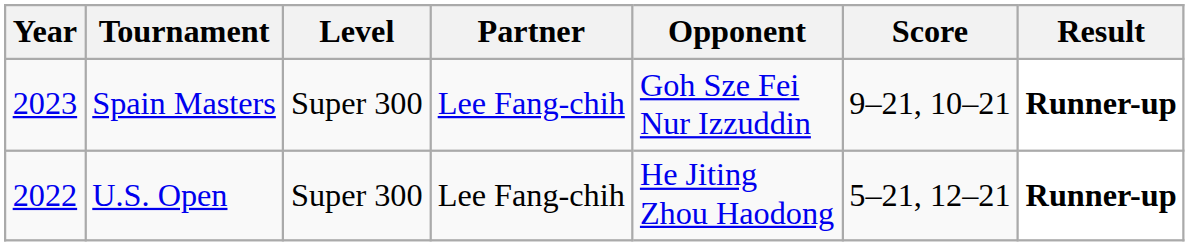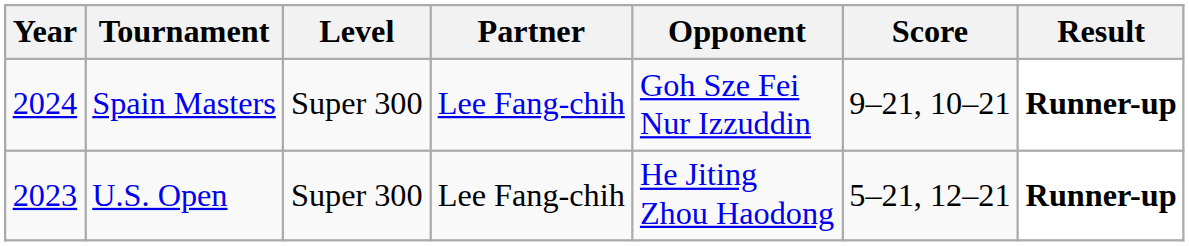(45, 103) 2023 -> (45, 103) 2024
(45, 195) 2022 -> (45, 195) 2023
